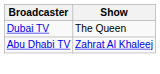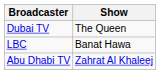+ row: (17, 45)
